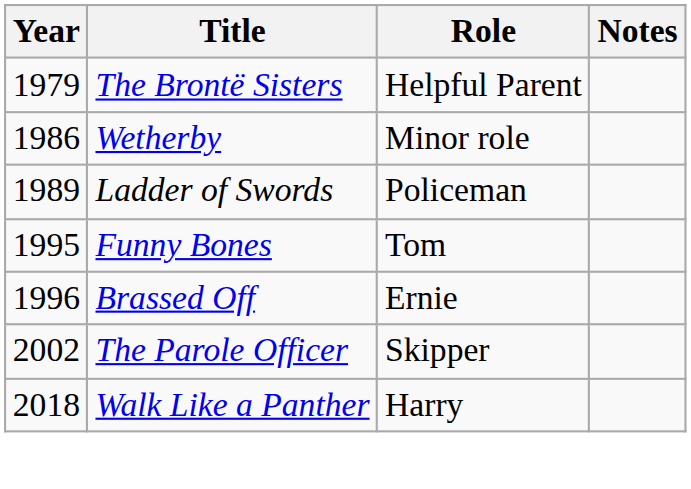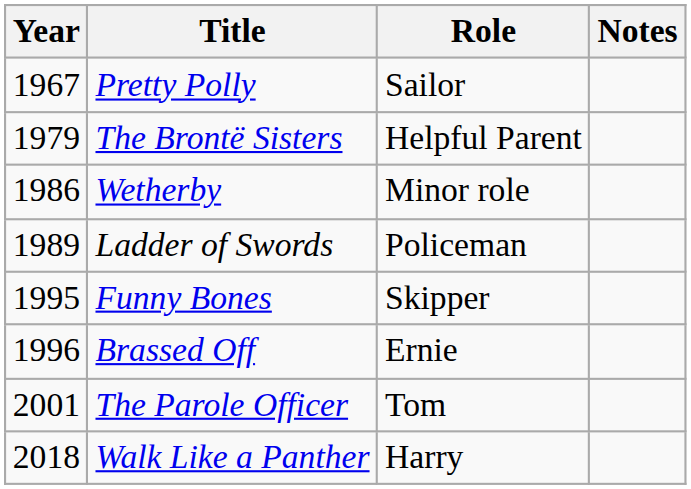+ row: (176, 84)
(416, 244) Tom -> (437, 297) Skipper
(46, 350) 2002 -> (46, 404) 2001
(437, 350) Skipper -> (416, 404) Tom
